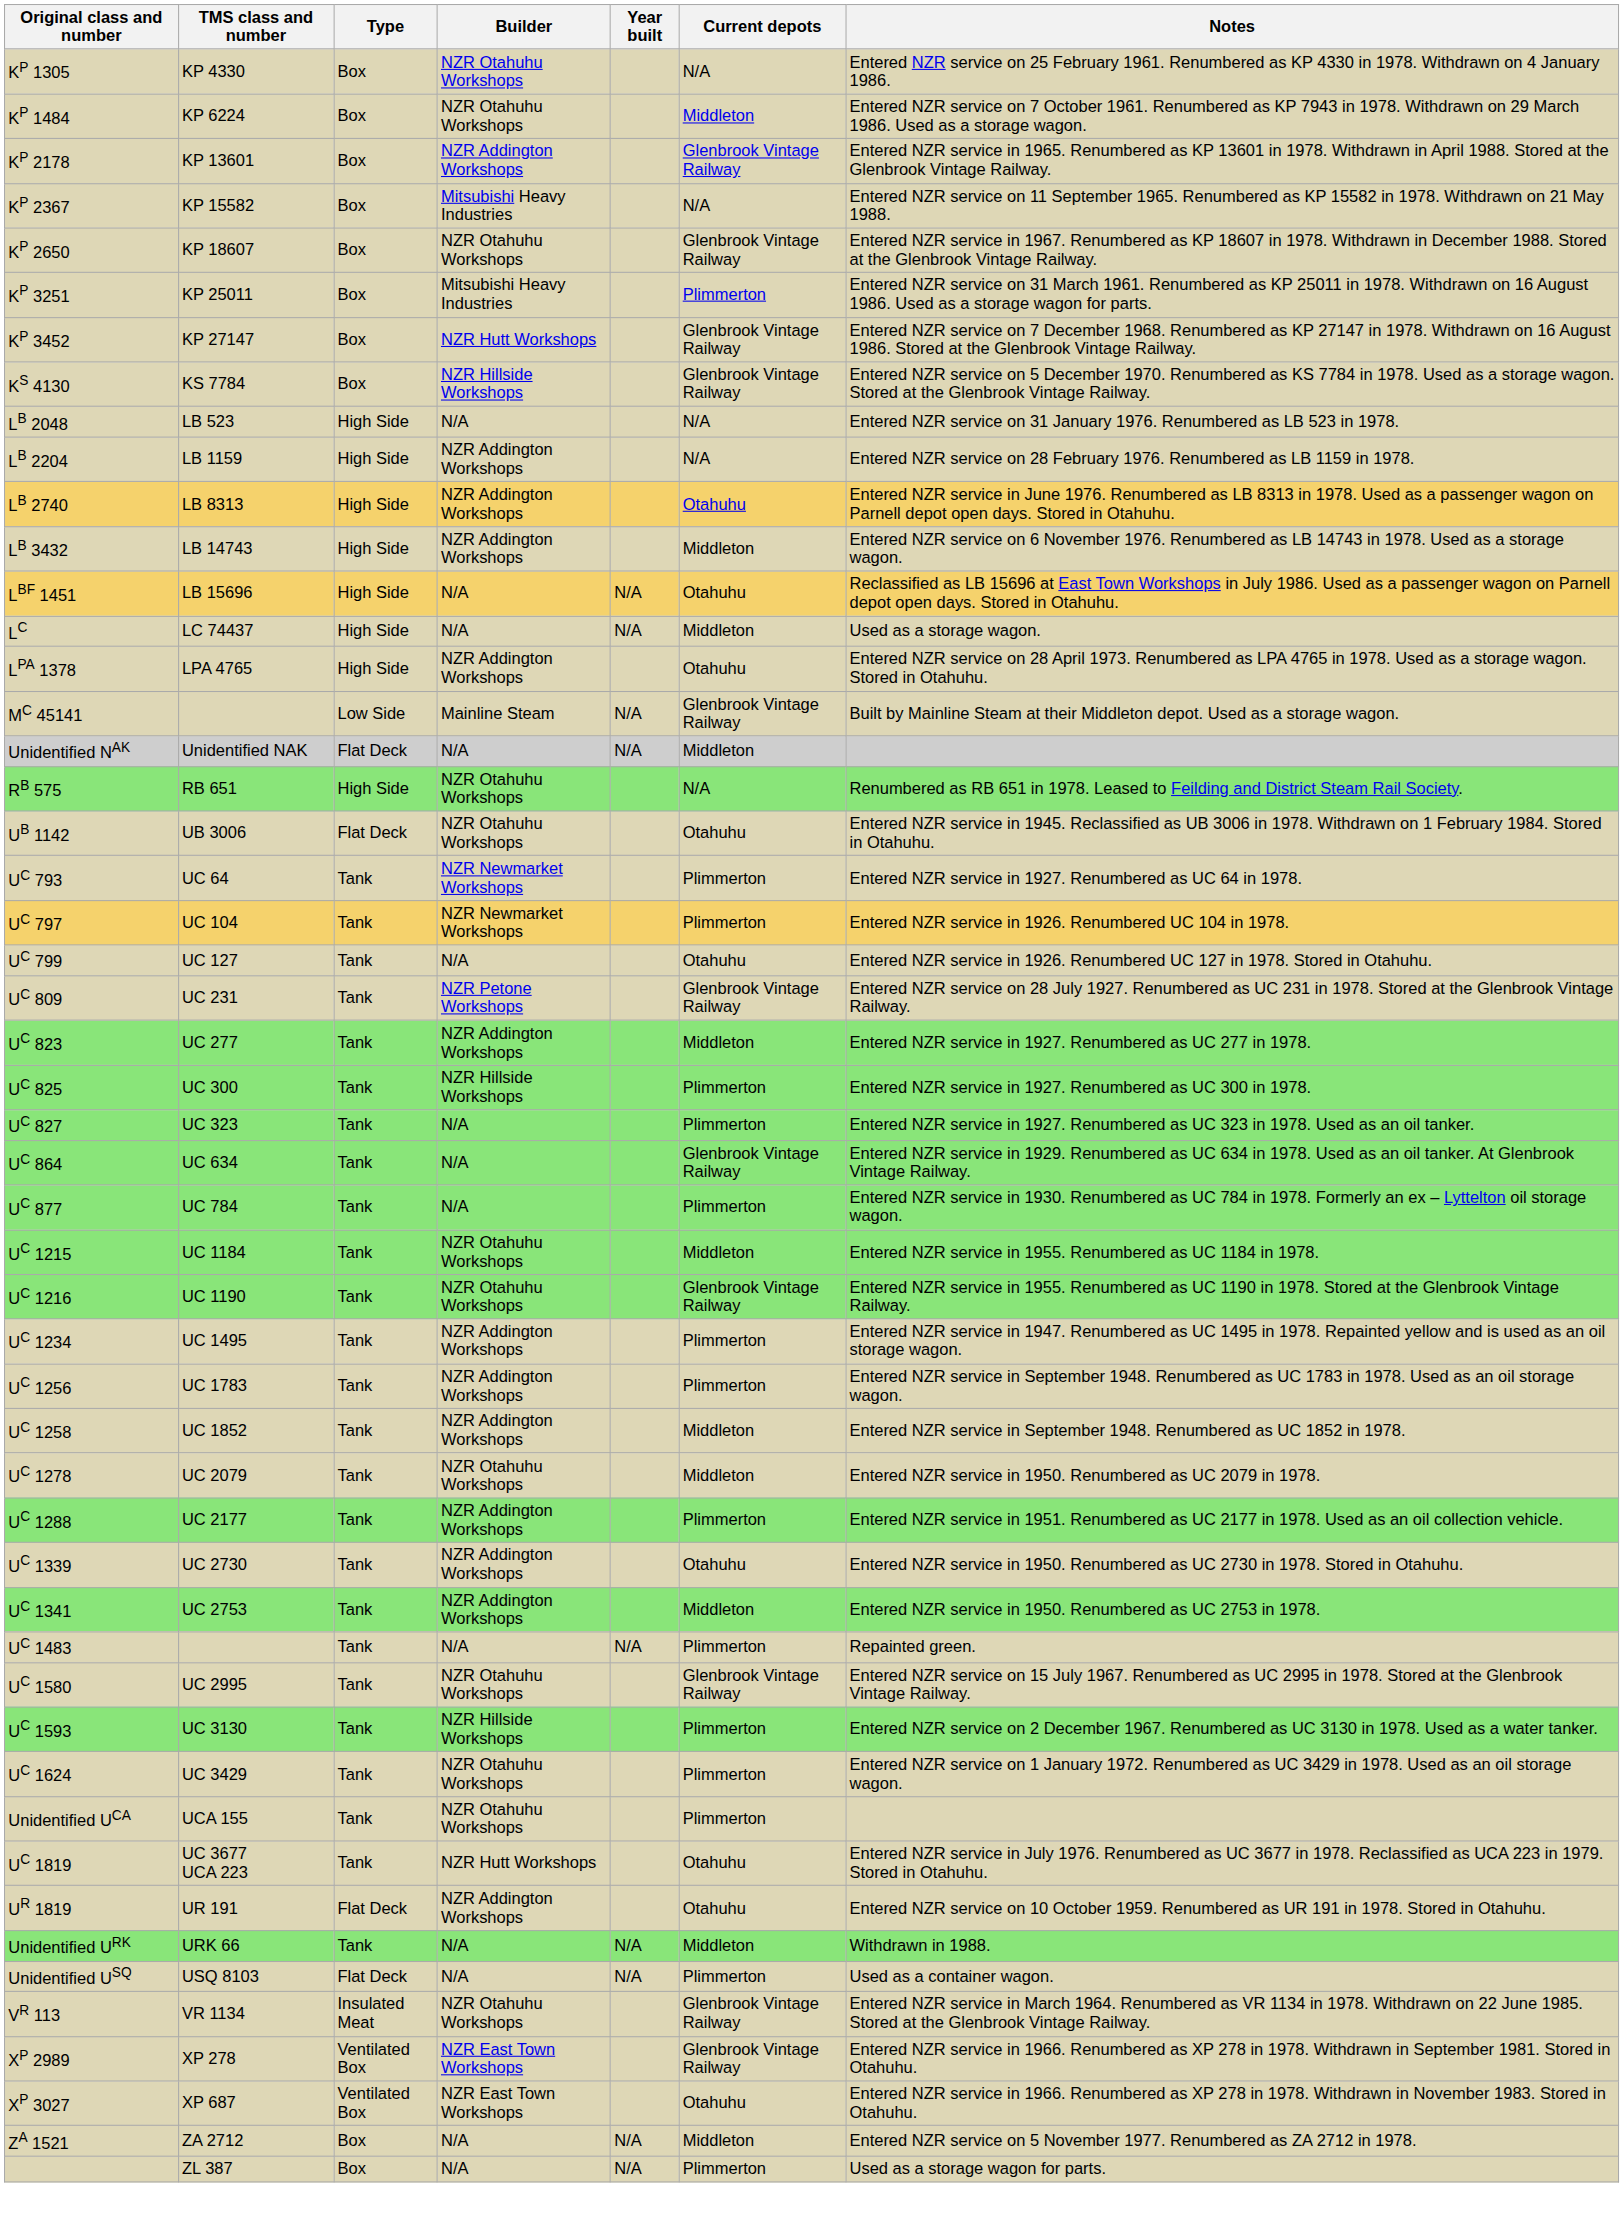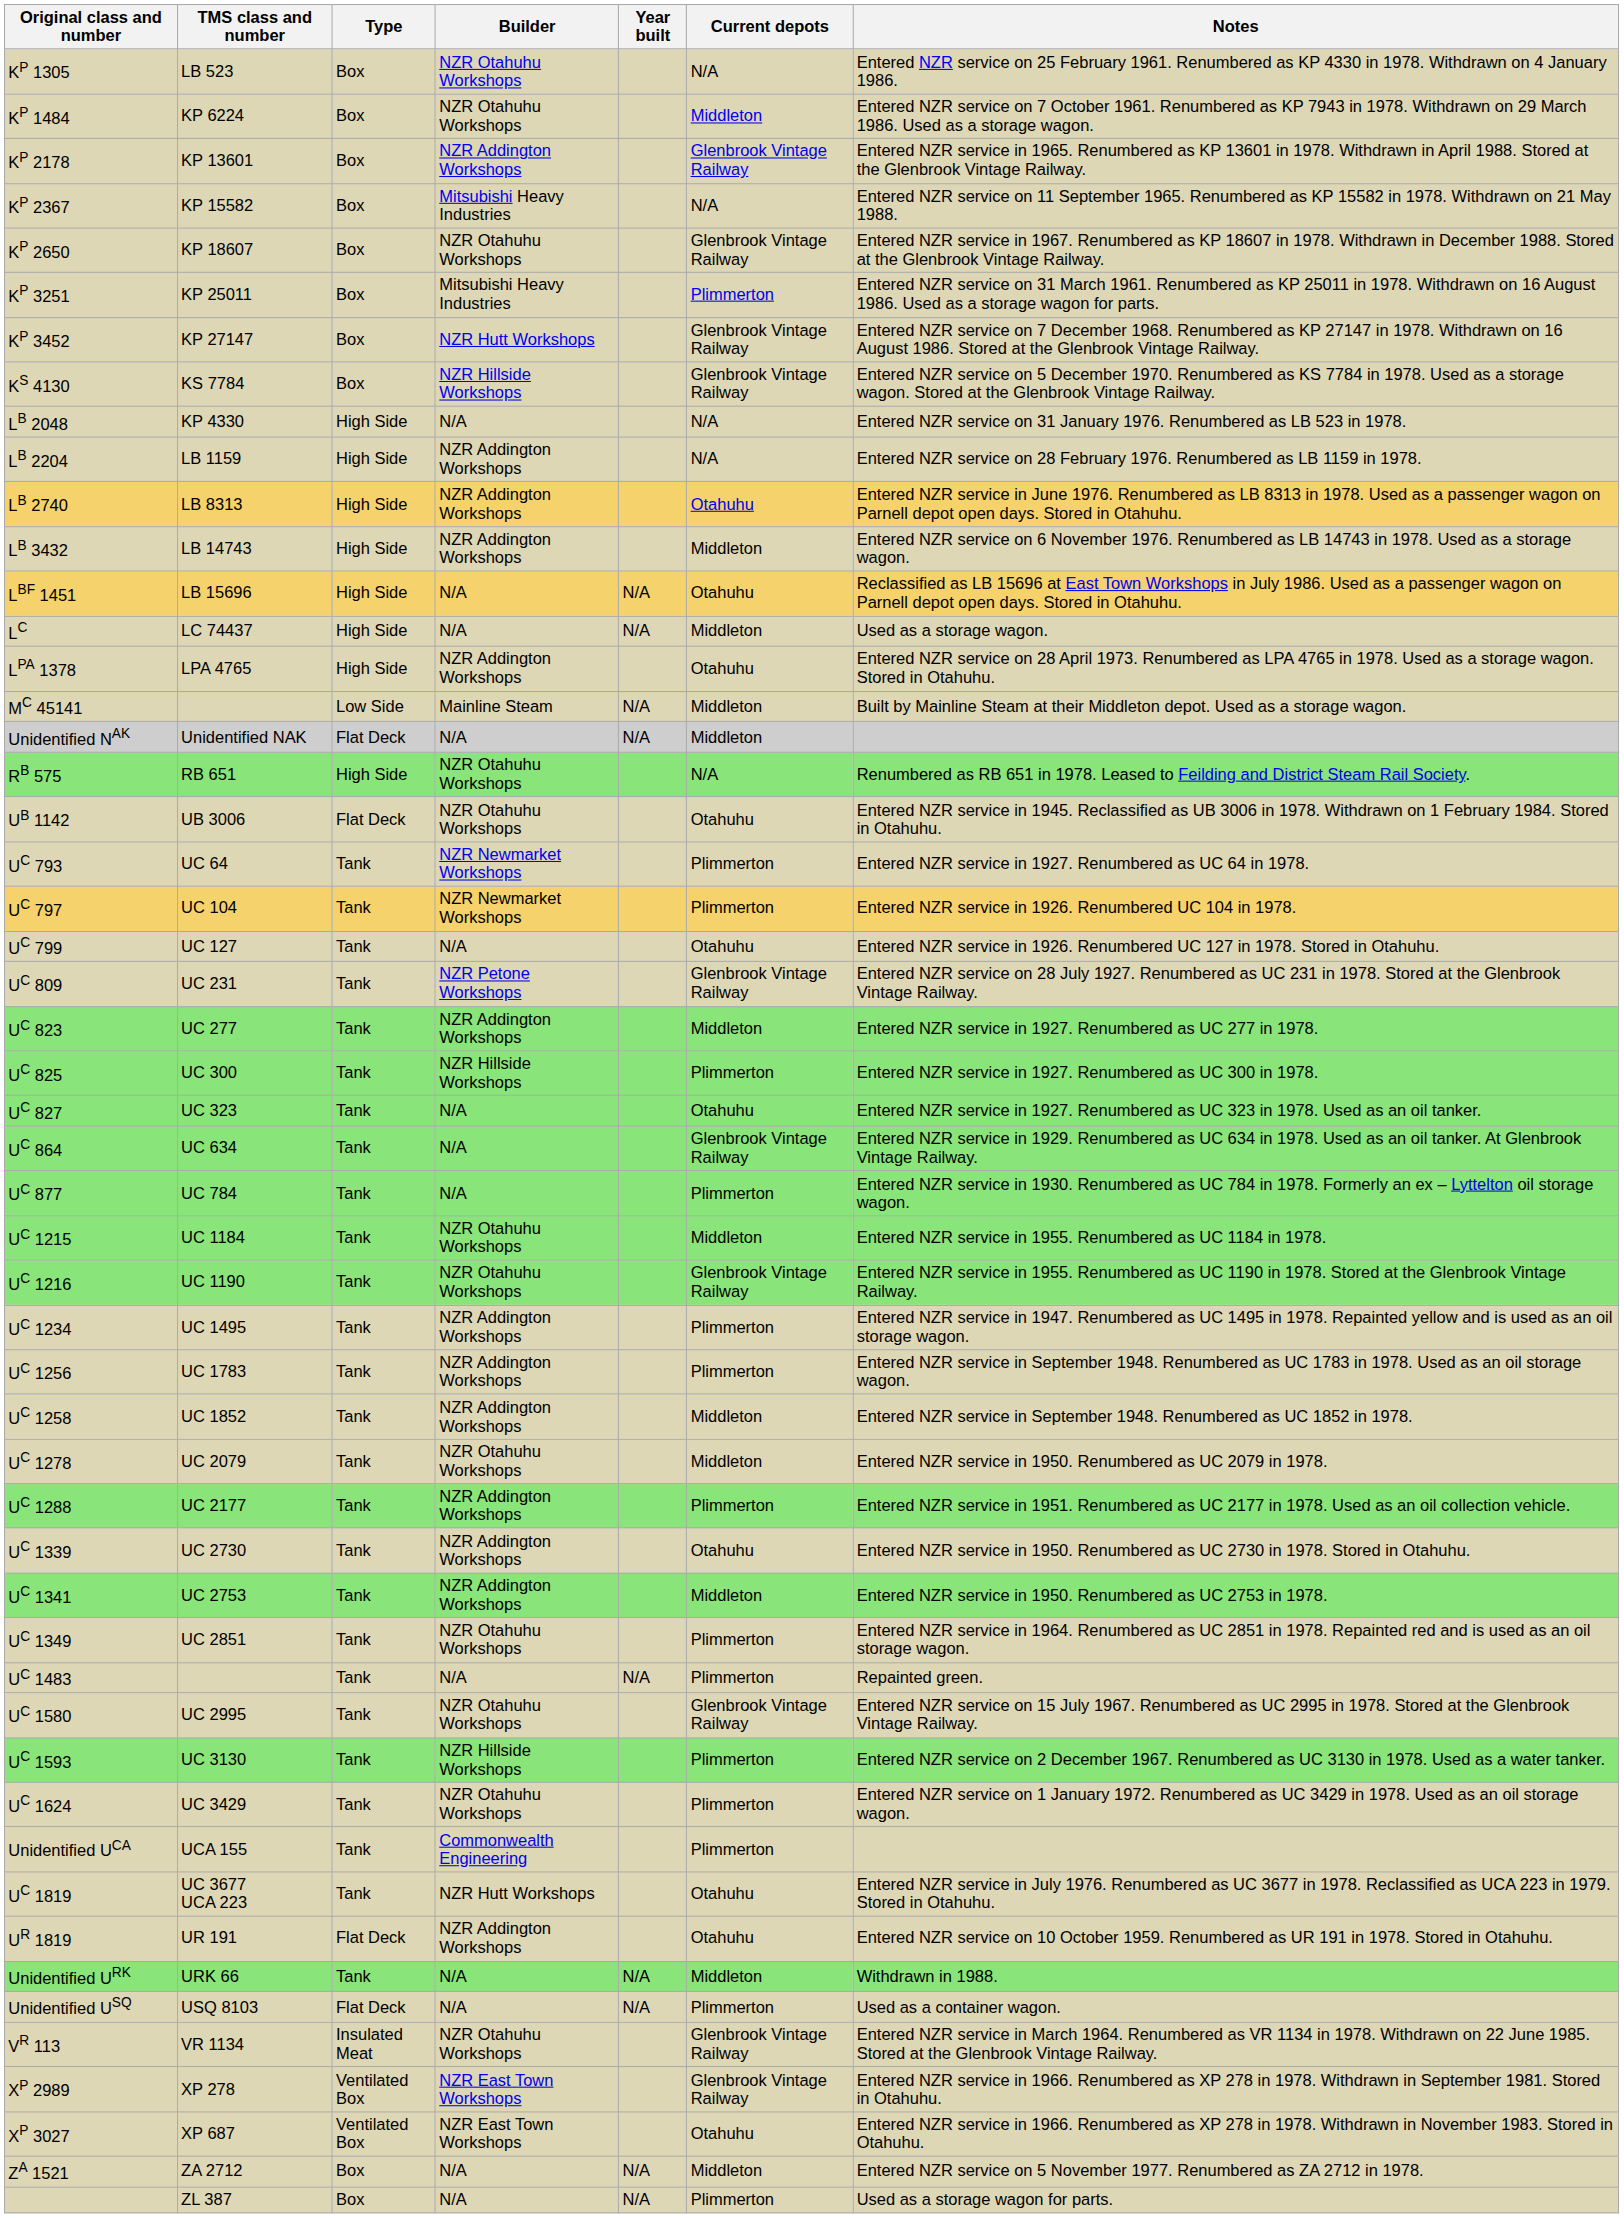(213, 71) KP 4330 -> (207, 71) LB 523
(208, 421) LB 523 -> (213, 421) KP 4330
(751, 713) Glenbrook Vintage Railway -> (726, 706) Middleton
(724, 1125) Plimmerton -> (722, 1110) Otahuhu
+ row: (40, 1640)
(492, 1818) NZR Otahuhu Workshops -> (497, 1849) Commonwealth Engineering
